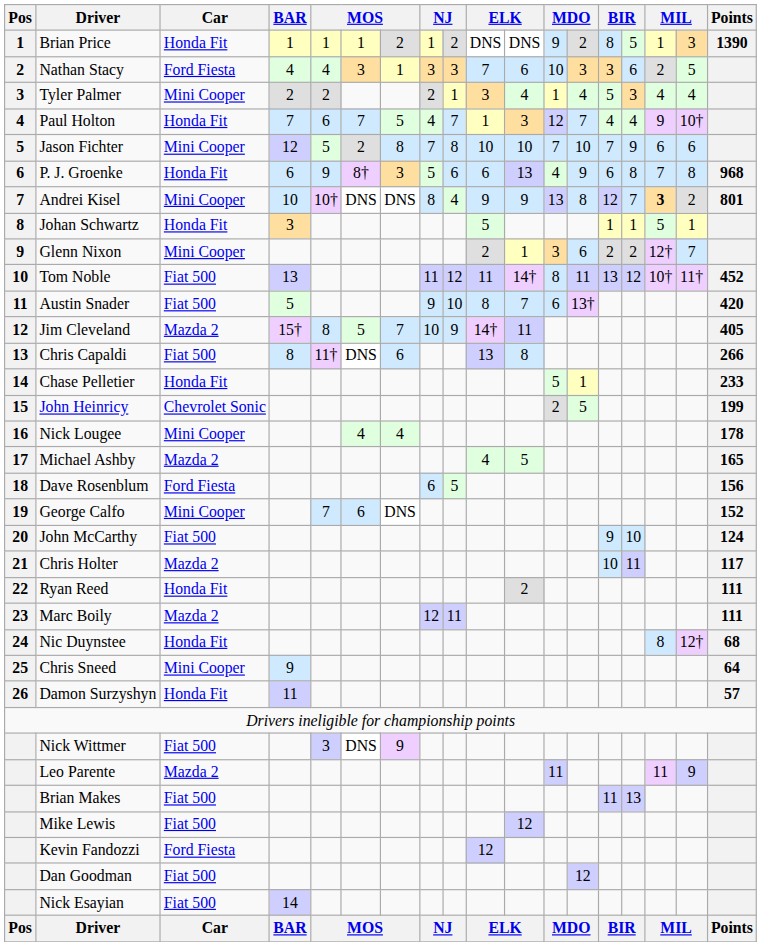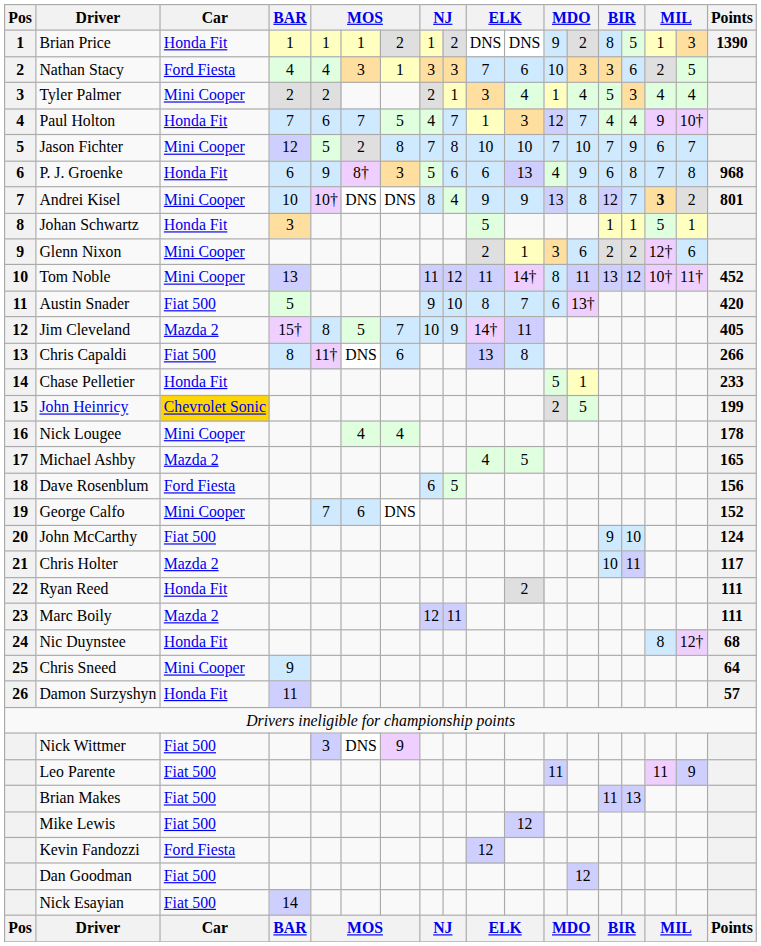(692, 147) 6 -> (692, 147) 7
(692, 251) 7 -> (692, 251) 6
(190, 277) Fiat 500 -> (204, 277) Mini Cooper
(215, 407) no background -> (215, 407) gold background
(191, 771) Mazda 2 -> (190, 771) Fiat 500
